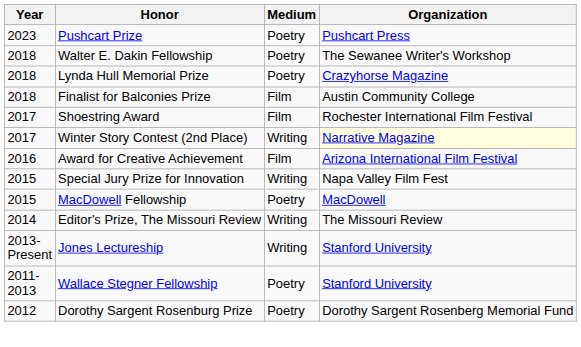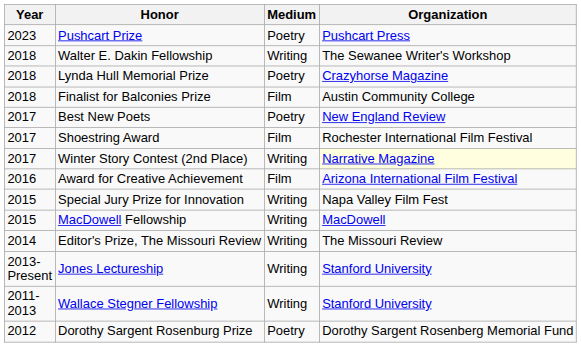(286, 55) Poetry -> (287, 55) Writing
+ row: (104, 117)
(286, 199) Poetry -> (287, 220) Writing
(286, 283) Poetry -> (287, 303) Writing
